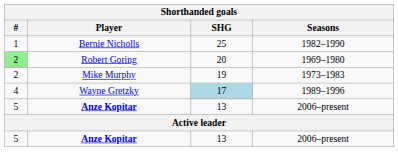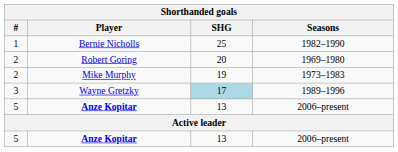(16, 59) lightgreen background -> (16, 59) no background
(16, 91) 4 -> (16, 91) 3
